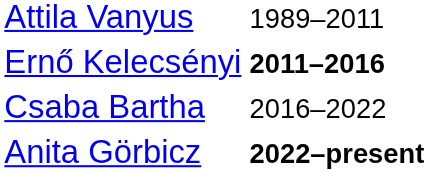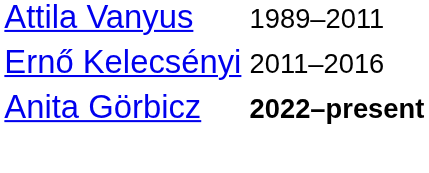(317, 62) bold -> (317, 64) normal
- row: (105, 107)
